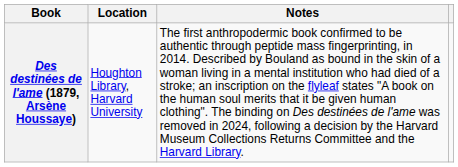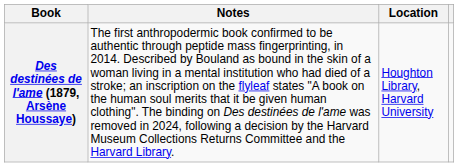columns swapped: (122, 13) <-> (303, 13)
